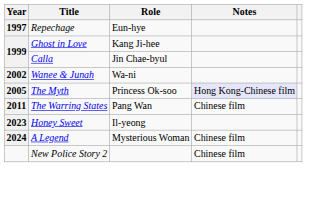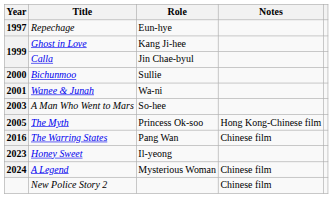+ row: (54, 75)
(17, 75) 2002 -> (17, 91) 2001
+ row: (82, 106)
(244, 91) lavender background -> (271, 122) no background
(17, 106) 2011 -> (17, 138) 2016
